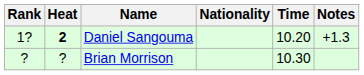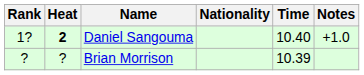(293, 37) 10.20 -> (293, 37) 10.40
(336, 37) +1.3 -> (336, 37) +1.0
(293, 59) 10.30 -> (293, 59) 10.39
